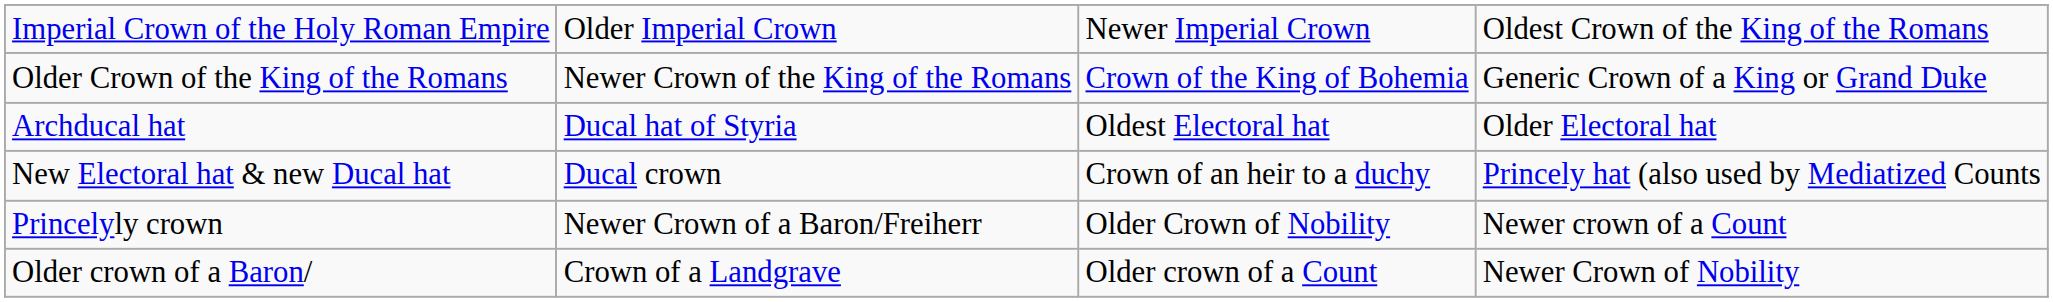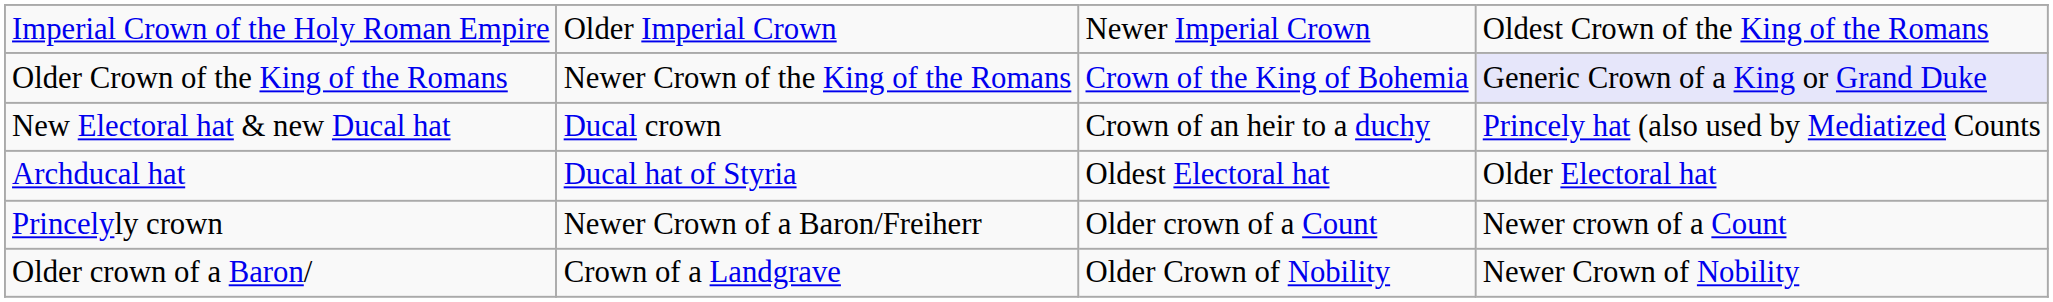(1735, 77) no background -> (1735, 77) lavender background
rows swapped: (99, 126) <-> (231, 175)
(1238, 223) Older Crown of Nobility -> (1231, 223) Older crown of a Count
(1231, 272) Older crown of a Count -> (1238, 272) Older Crown of Nobility
